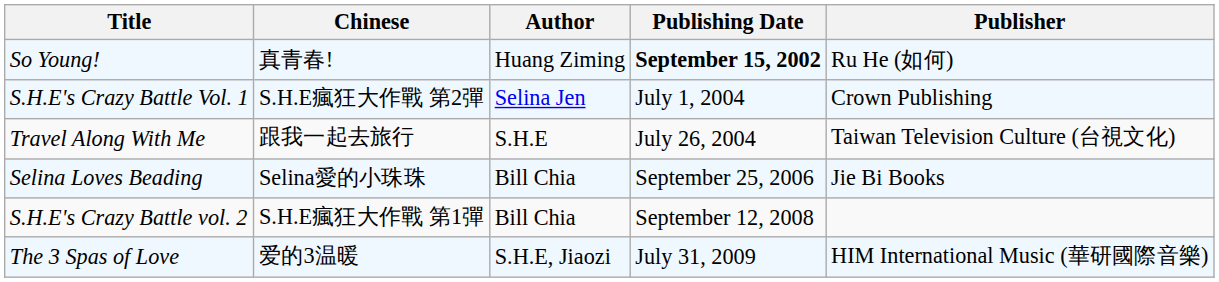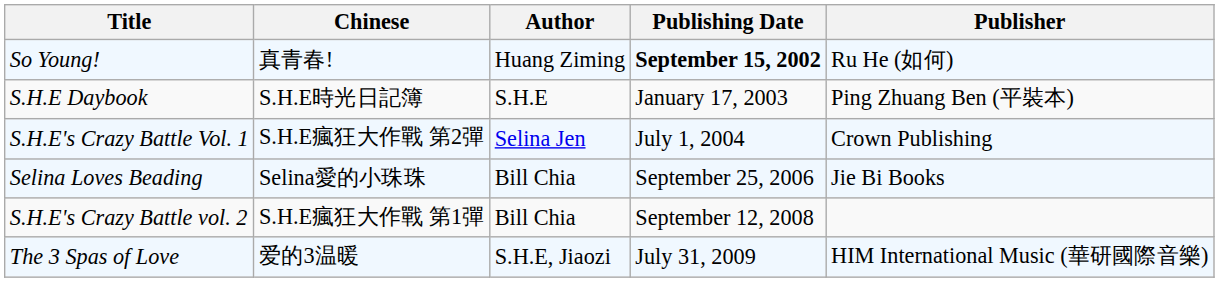+ row: (79, 98)
- row: (108, 138)
